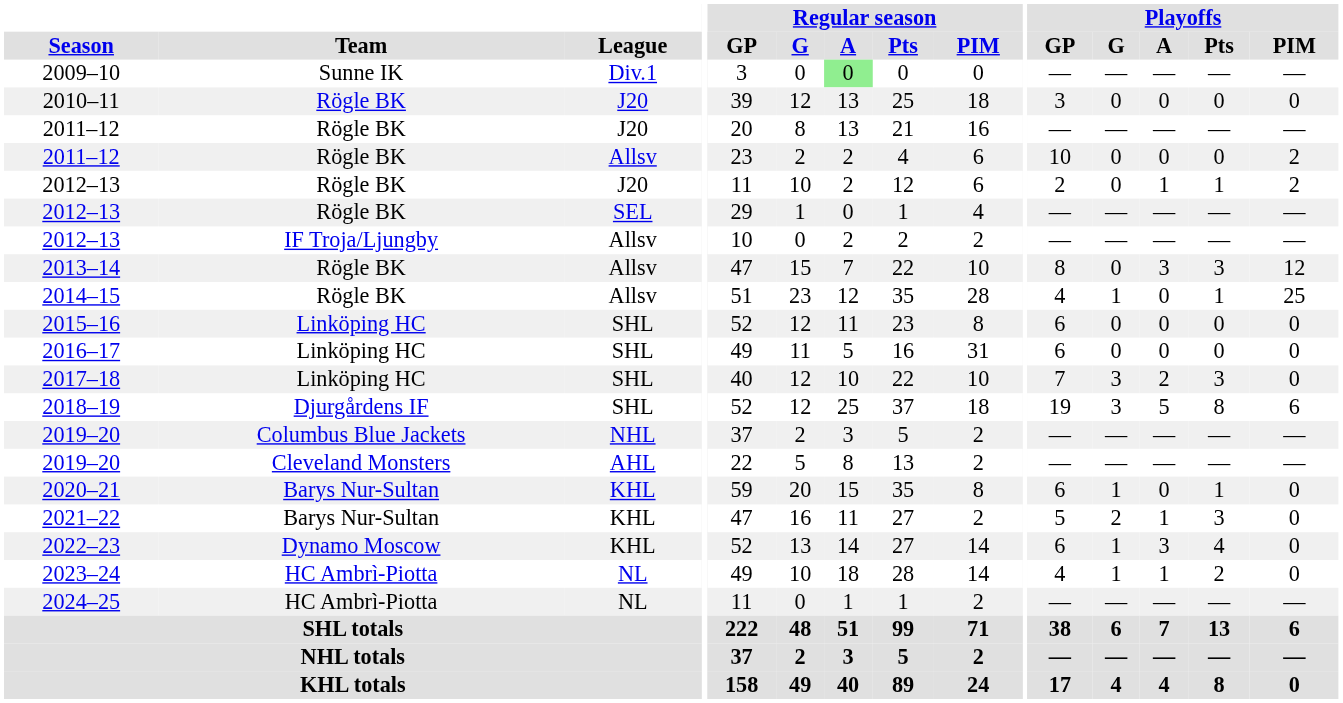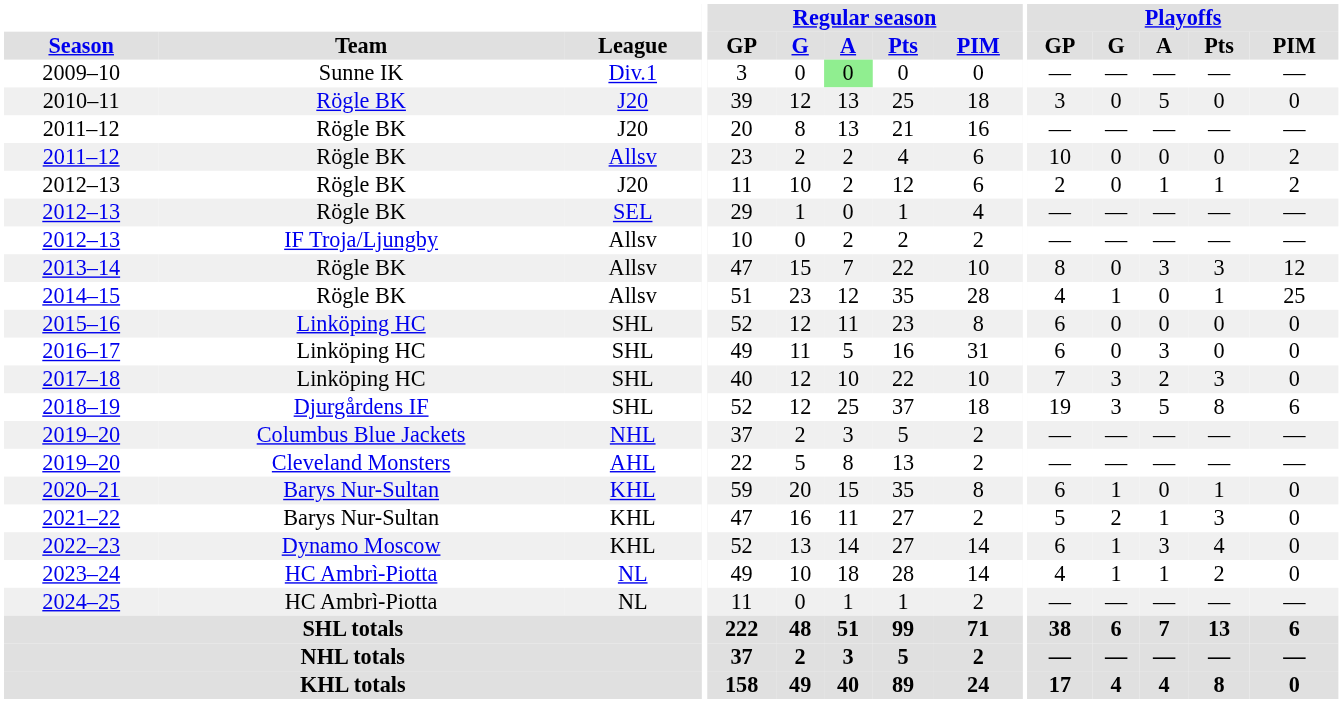(1164, 101) 0 -> (1164, 101) 5
(1164, 351) 0 -> (1164, 351) 3
